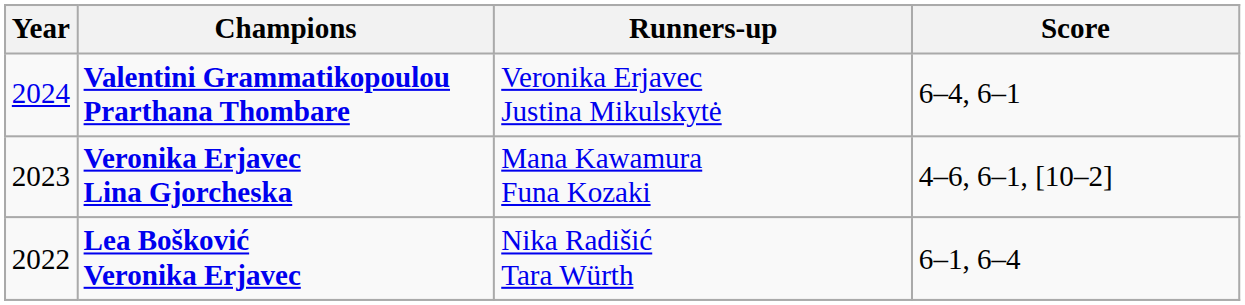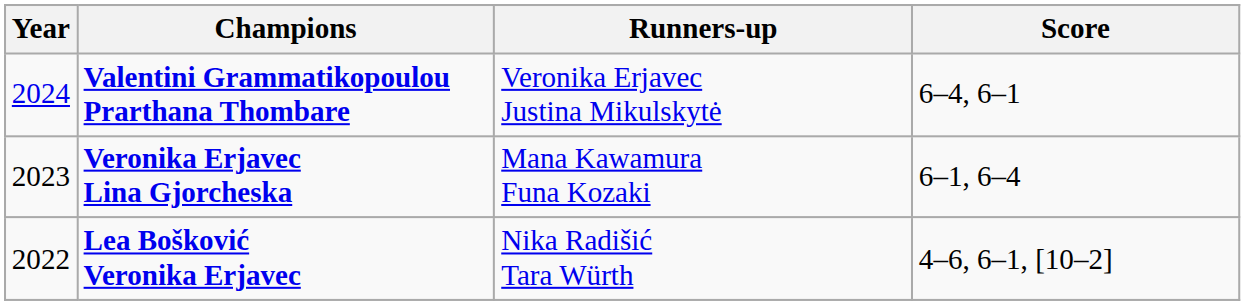(1016, 176) 4–6, 6–1, [10–2] -> (970, 176) 6–1, 6–4
(970, 258) 6–1, 6–4 -> (1016, 258) 4–6, 6–1, [10–2]
